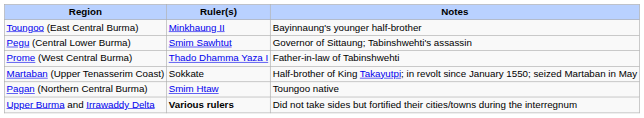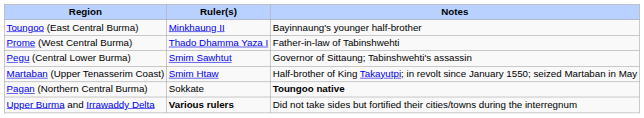rows swapped: (69, 58) <-> (69, 43)
(186, 74) Sokkate -> (194, 74) Smim Htaw
(194, 89) Smim Htaw -> (186, 89) Sokkate
(306, 89) normal -> (309, 89) bold
